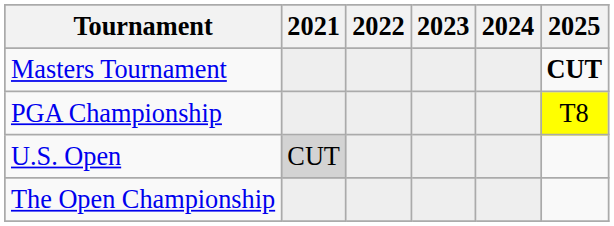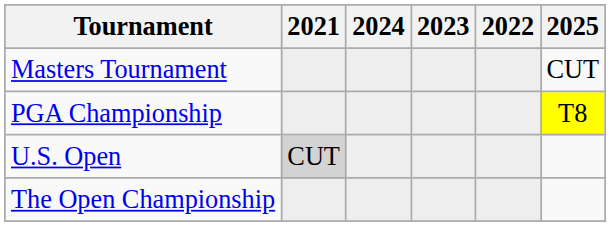columns swapped: (378, 26) <-> (508, 26)
(574, 69) bold -> (573, 69) normal
